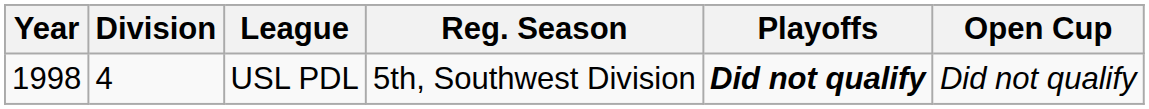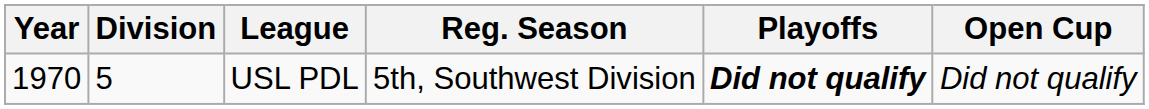(47, 78) 1998 -> (47, 78) 1970
(104, 78) 4 -> (104, 78) 5
